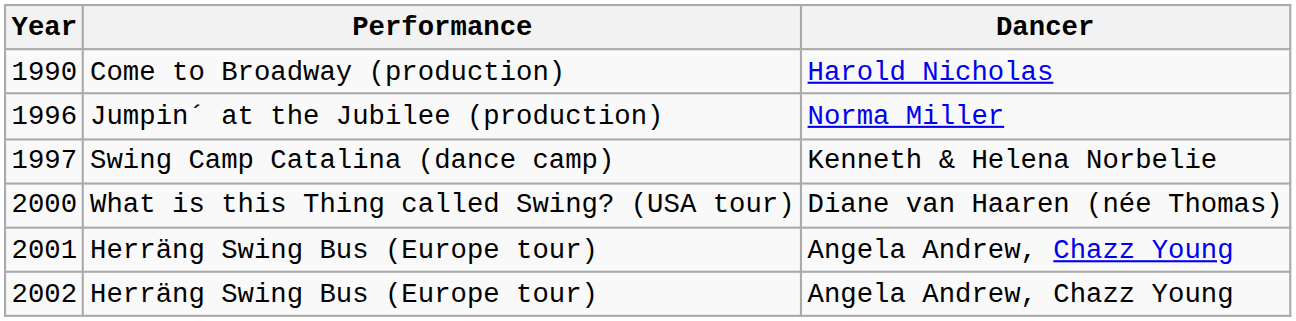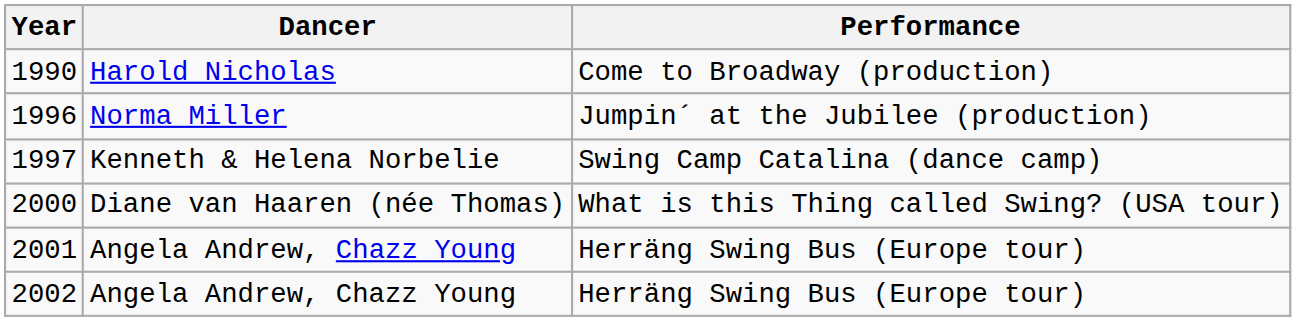columns swapped: (1045, 27) <-> (442, 27)
